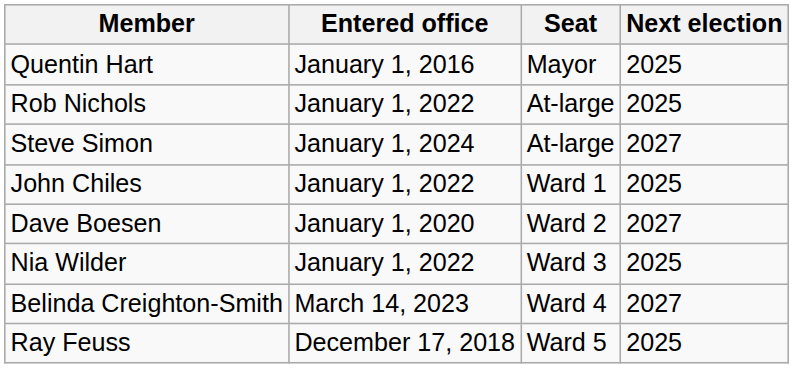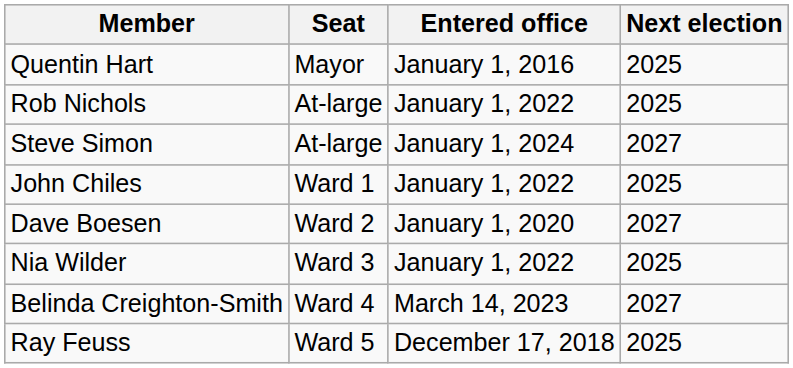columns swapped: (571, 24) <-> (405, 24)
